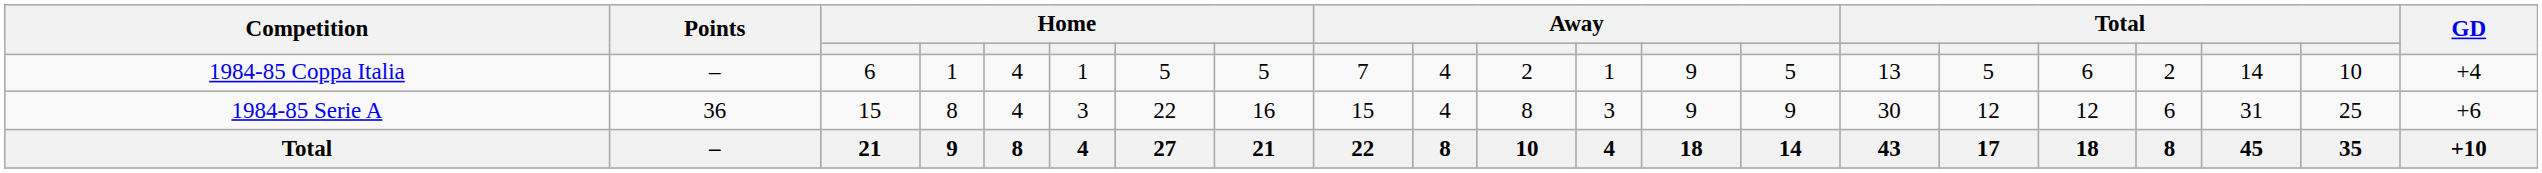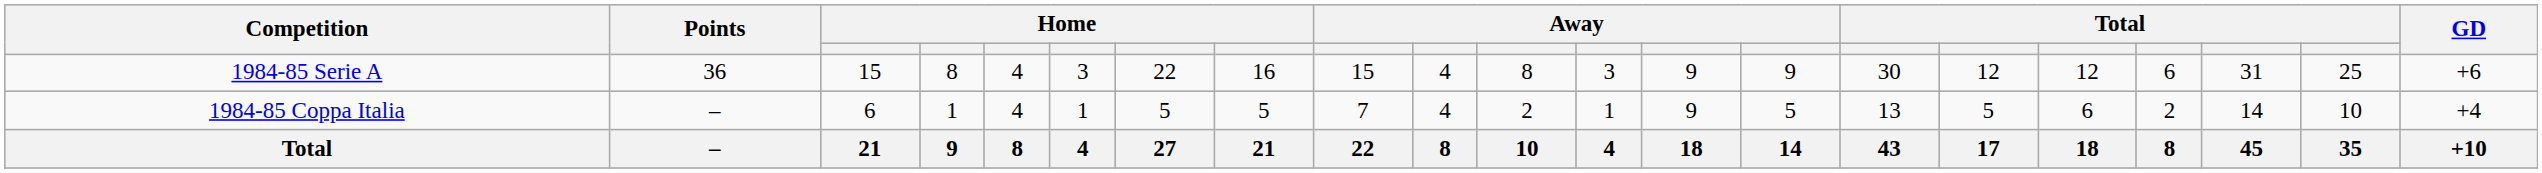rows swapped: (307, 110) <-> (307, 72)
